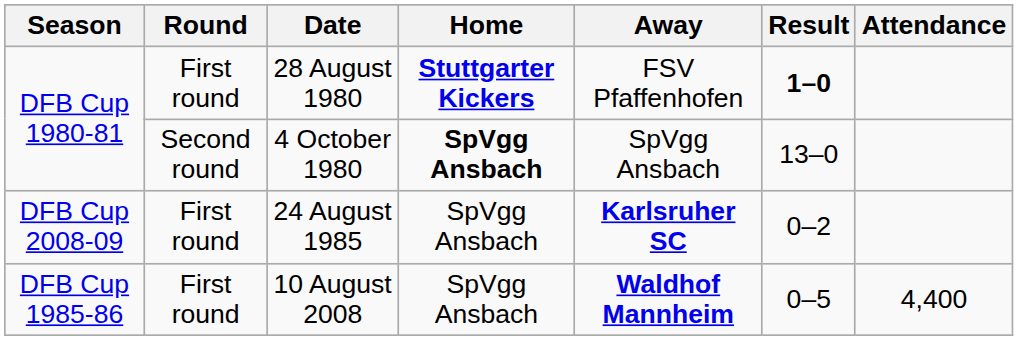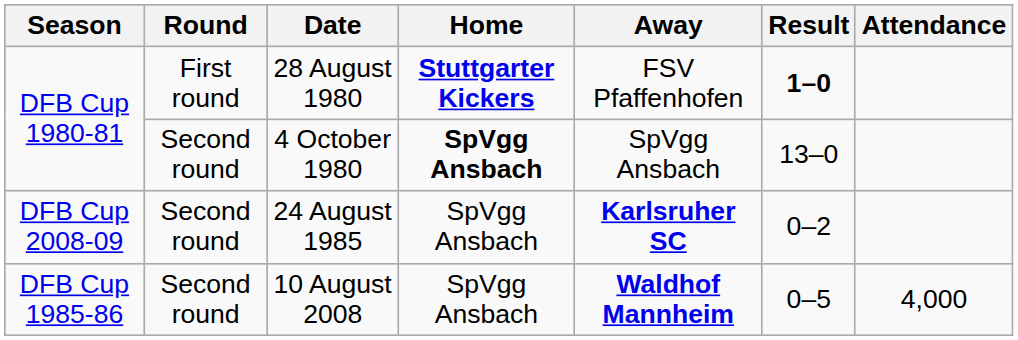(206, 226) First round -> (206, 226) Second round
(206, 298) First round -> (206, 298) Second round
(934, 298) 4,400 -> (934, 298) 4,000
